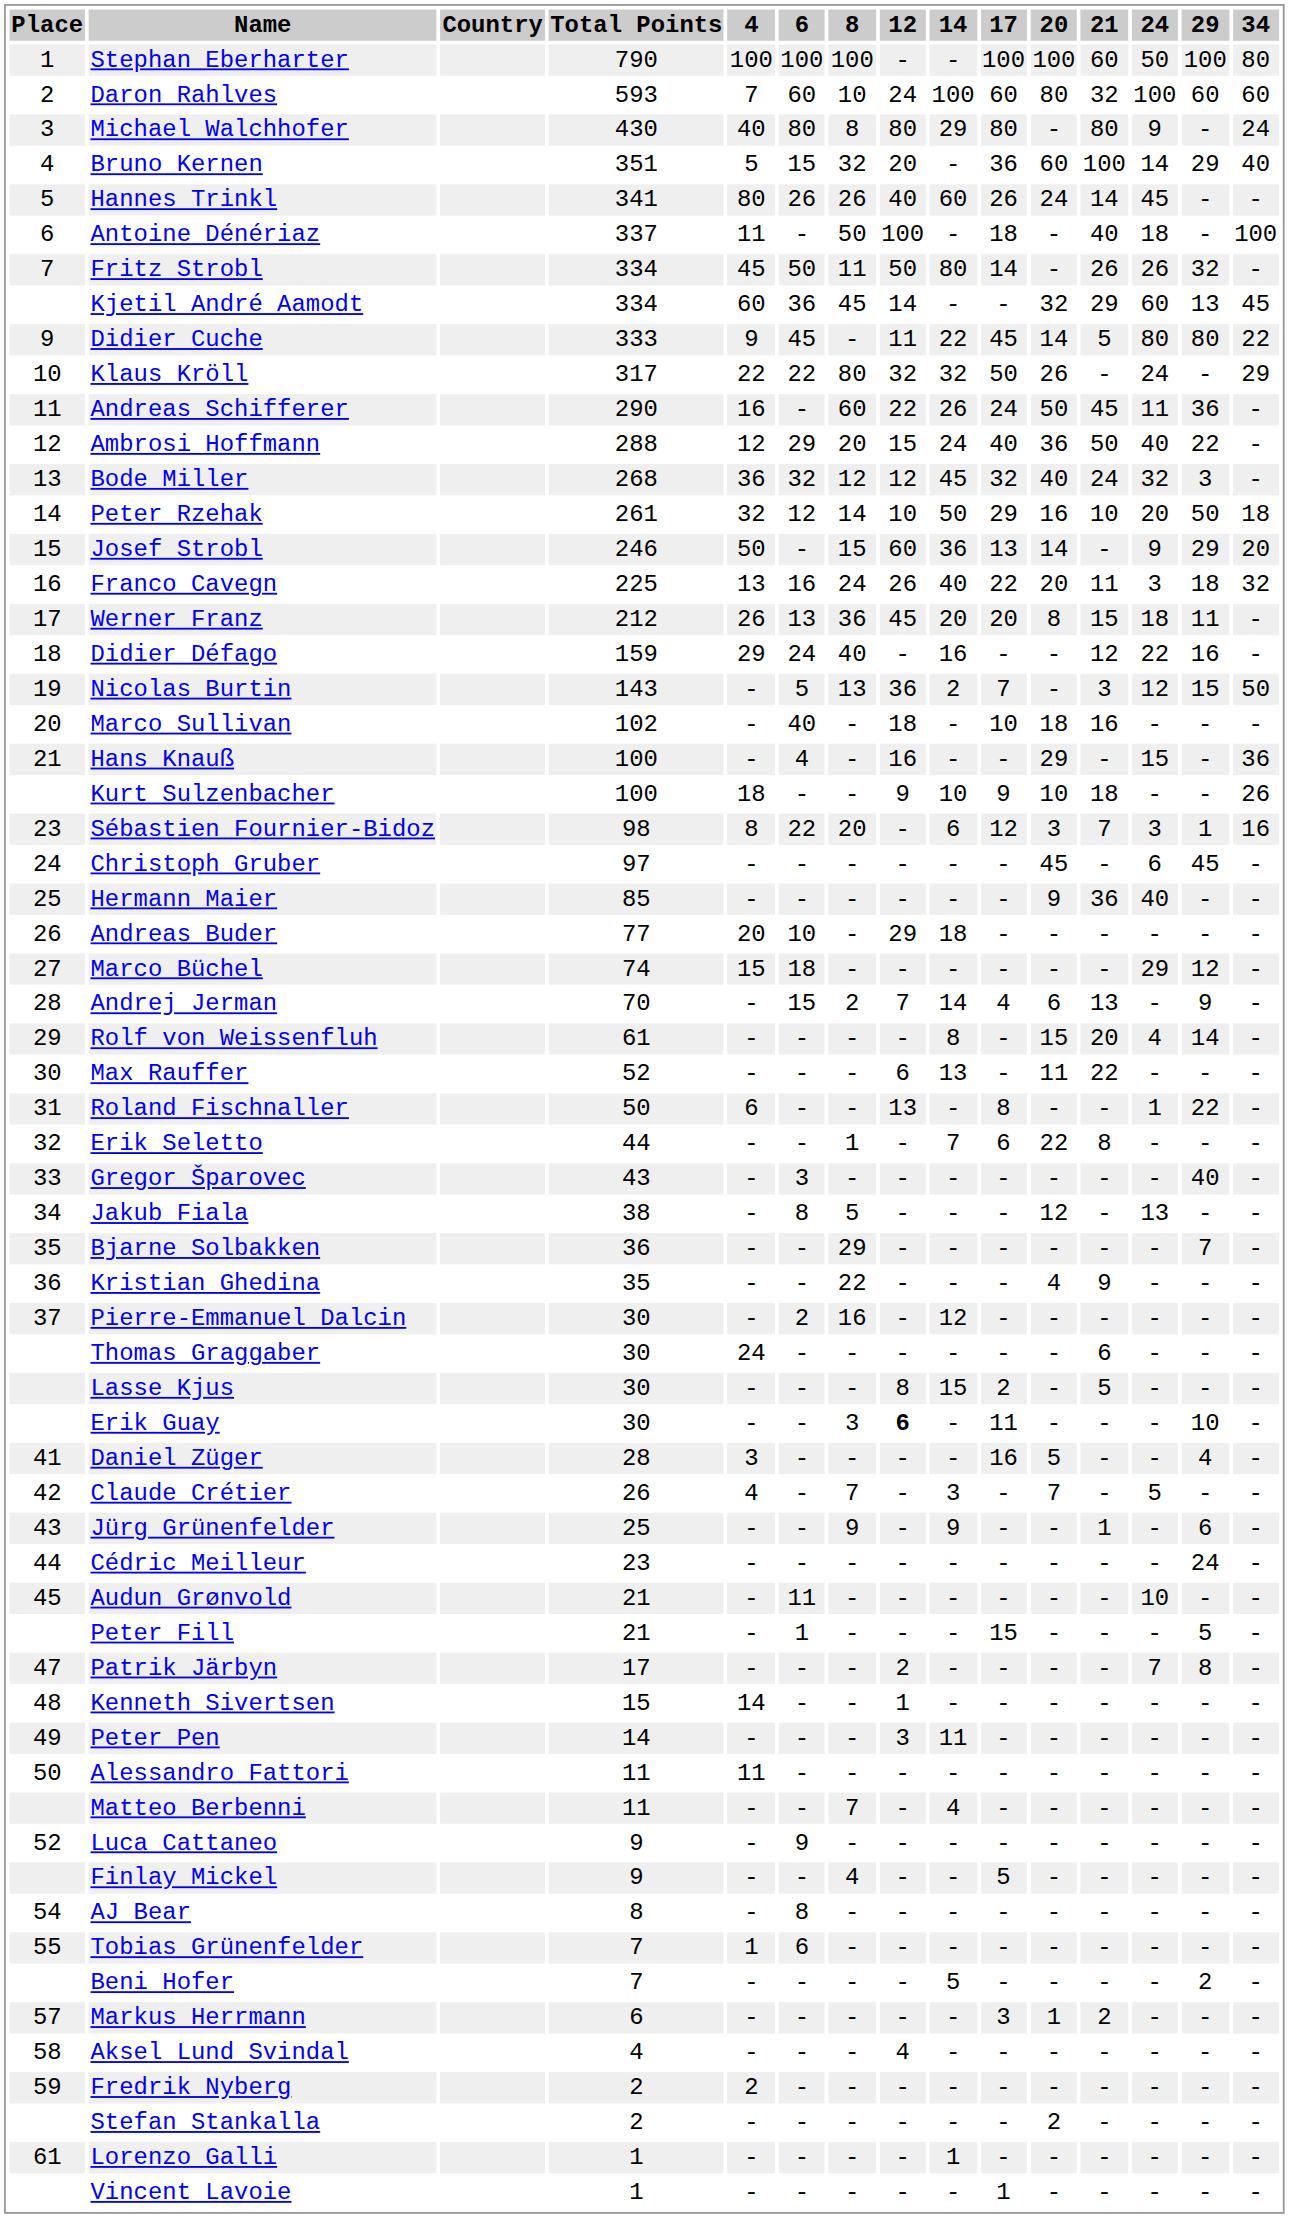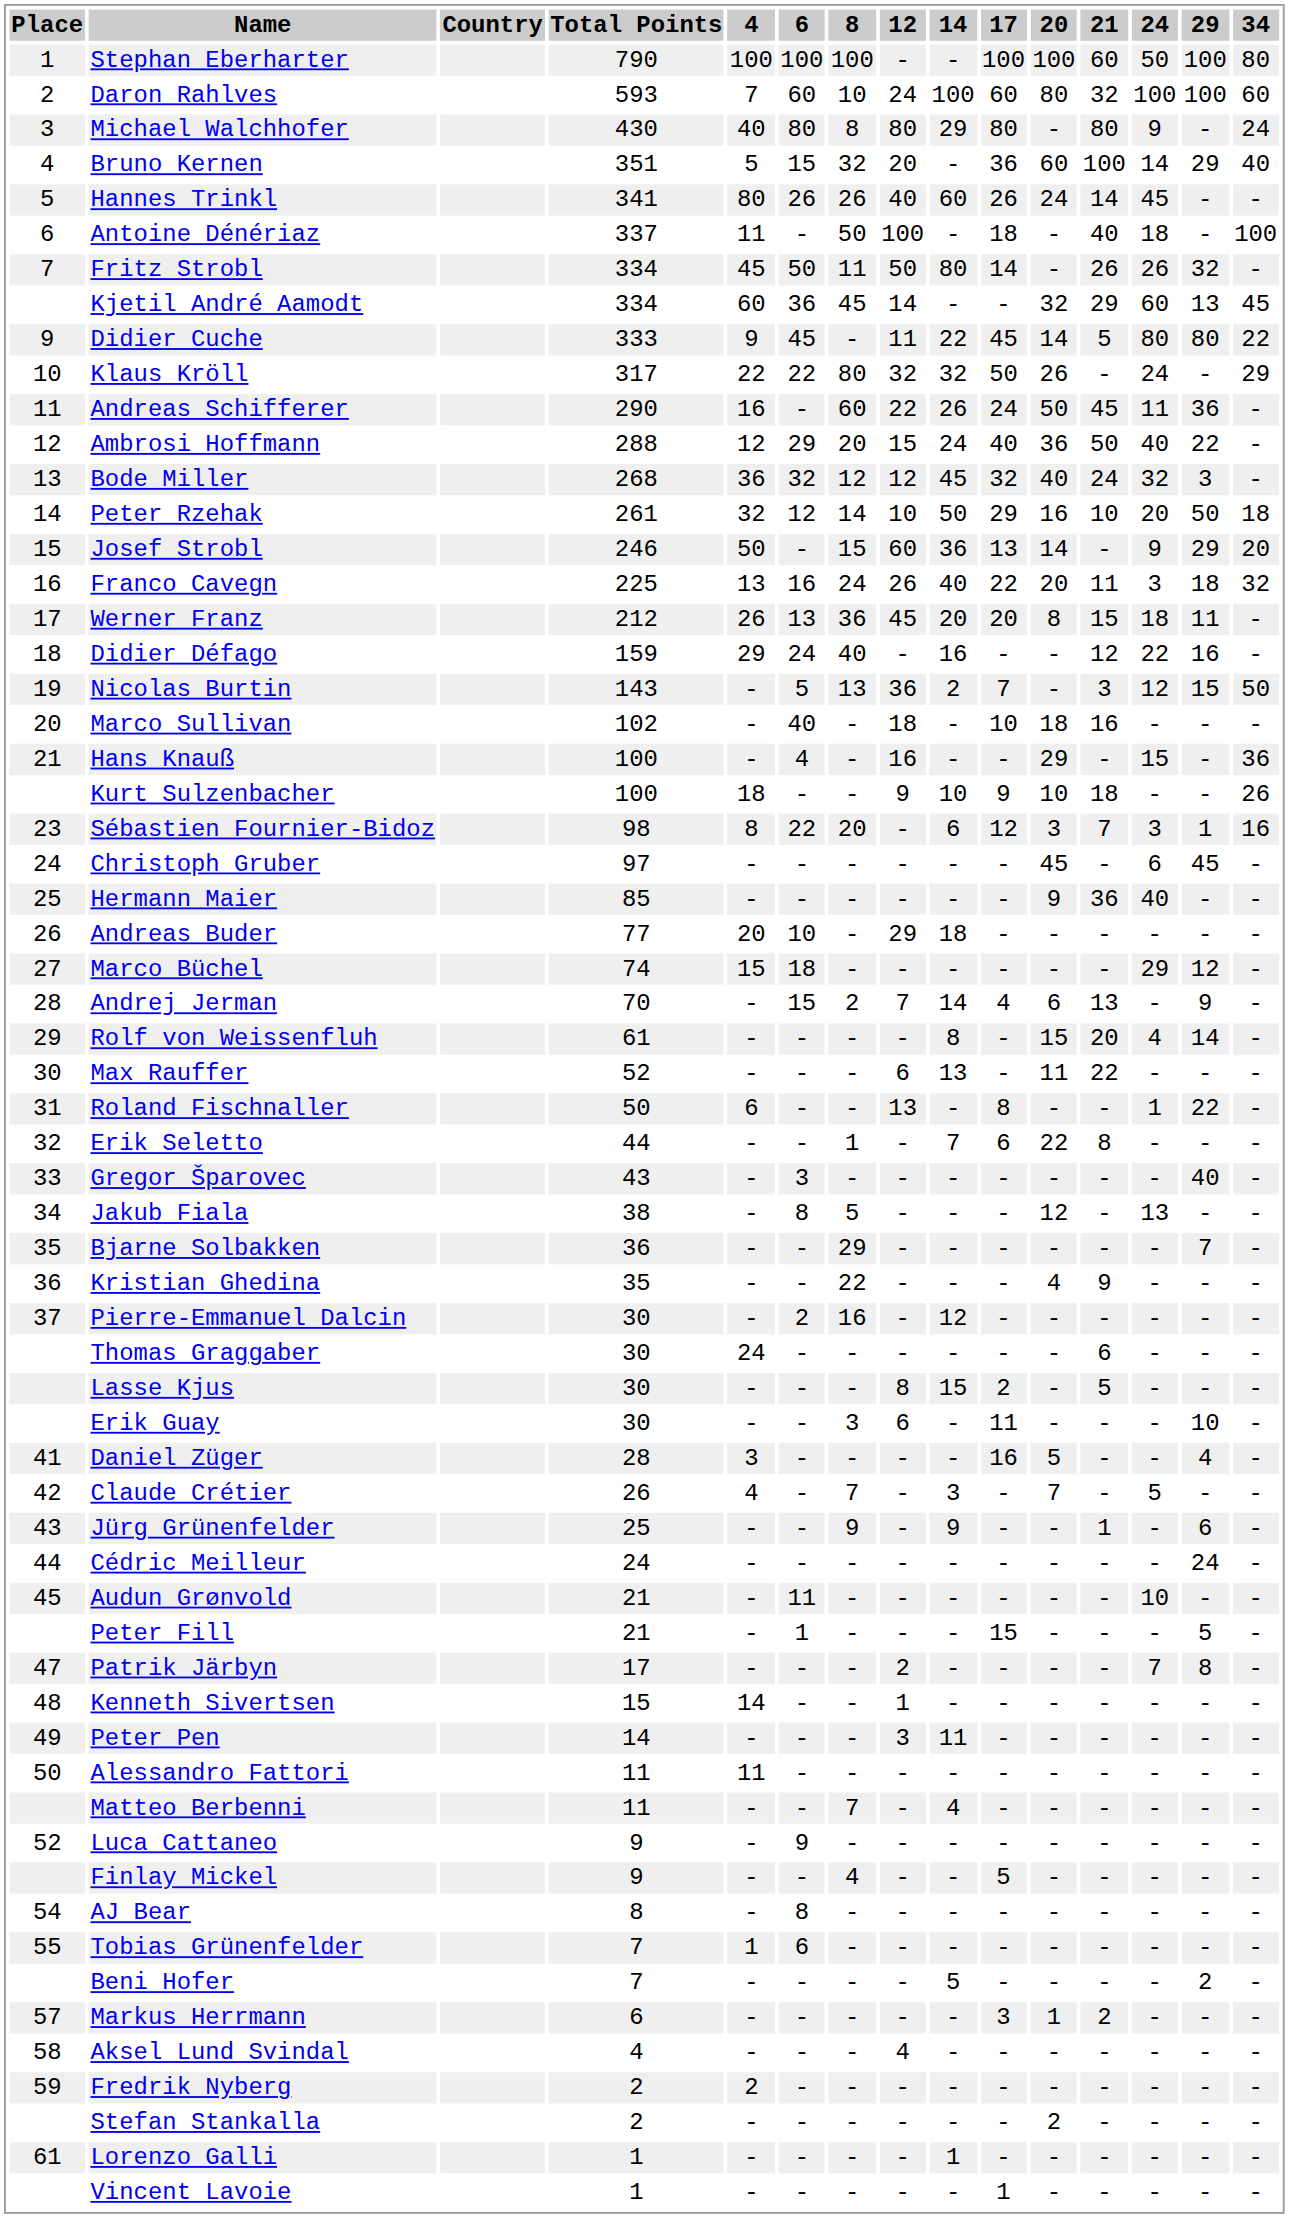(1205, 95) 60 -> (1205, 95) 100
(903, 1424) bold -> (903, 1424) normal
(636, 1563) 23 -> (636, 1563) 24
